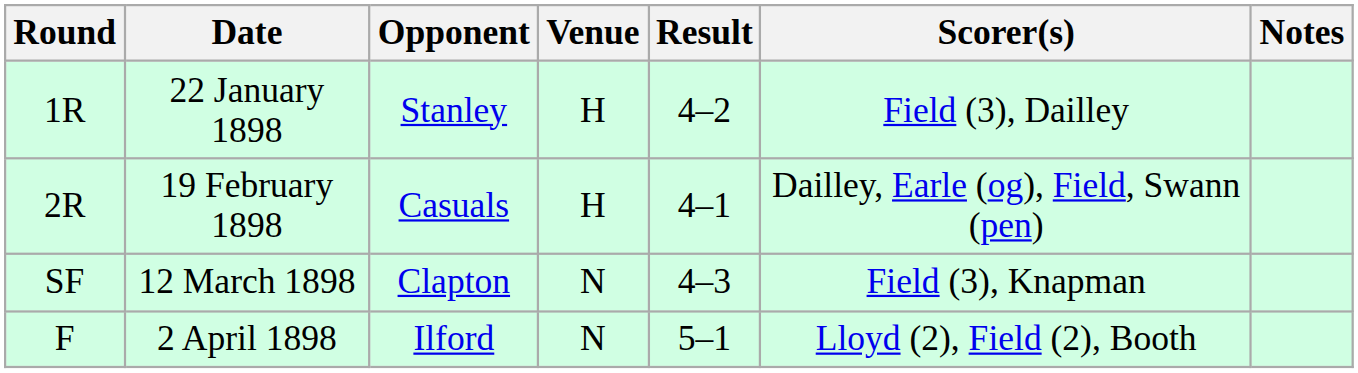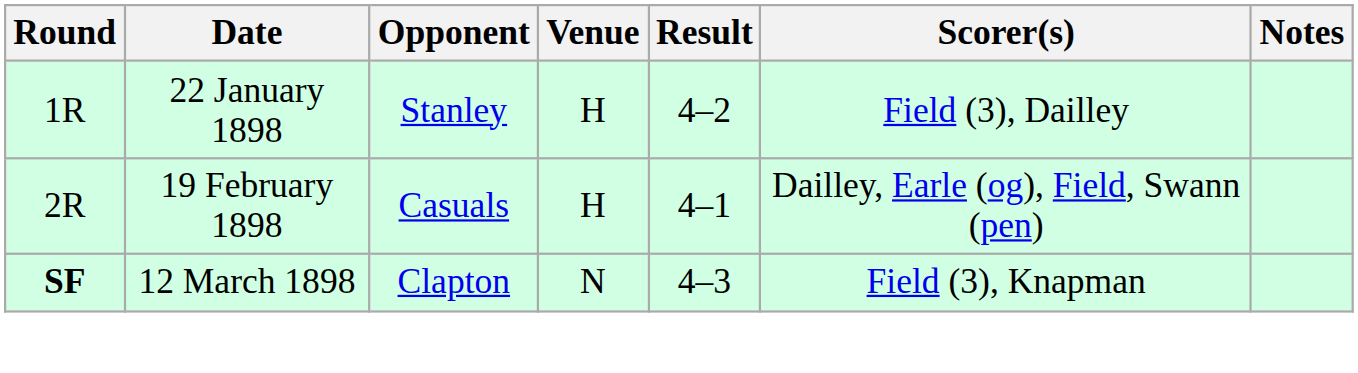(65, 281) normal -> (65, 281) bold
- row: (247, 337)
